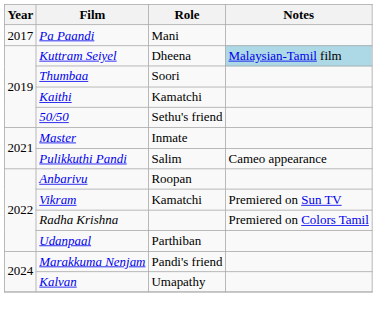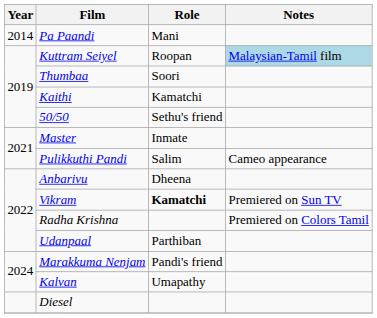(20, 35) 2017 -> (20, 35) 2014
(171, 55) Dheena -> (172, 55) Roopan
(172, 179) Roopan -> (171, 179) Dheena
(177, 199) normal -> (179, 199) bold
+ row: (56, 302)
